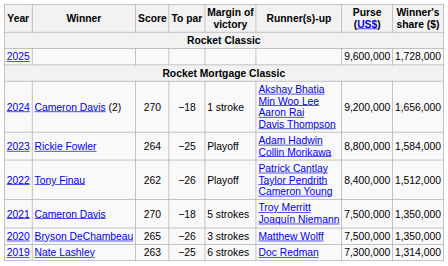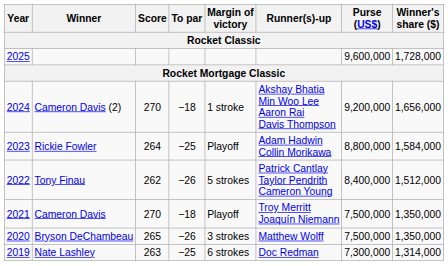(223, 180) Playoff -> (228, 180) 5 strokes
(228, 214) 5 strokes -> (223, 214) Playoff
